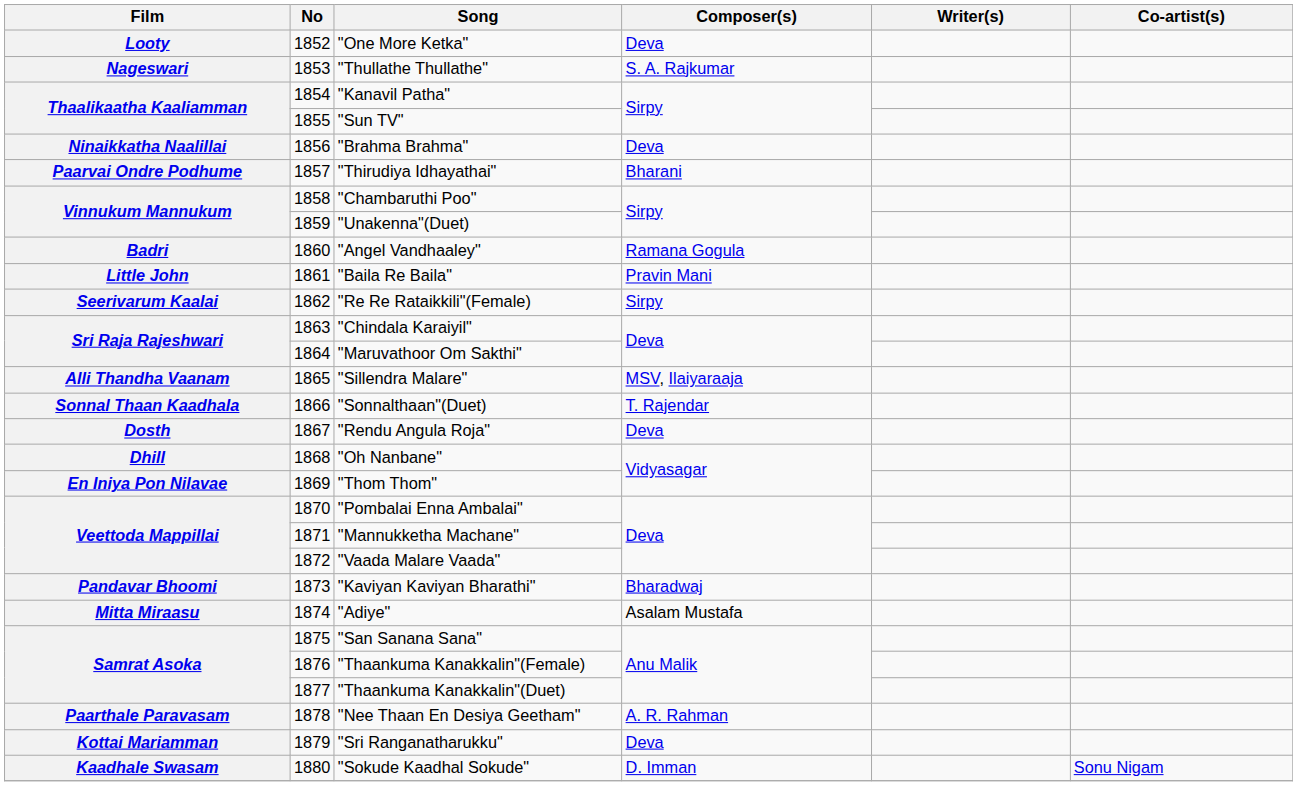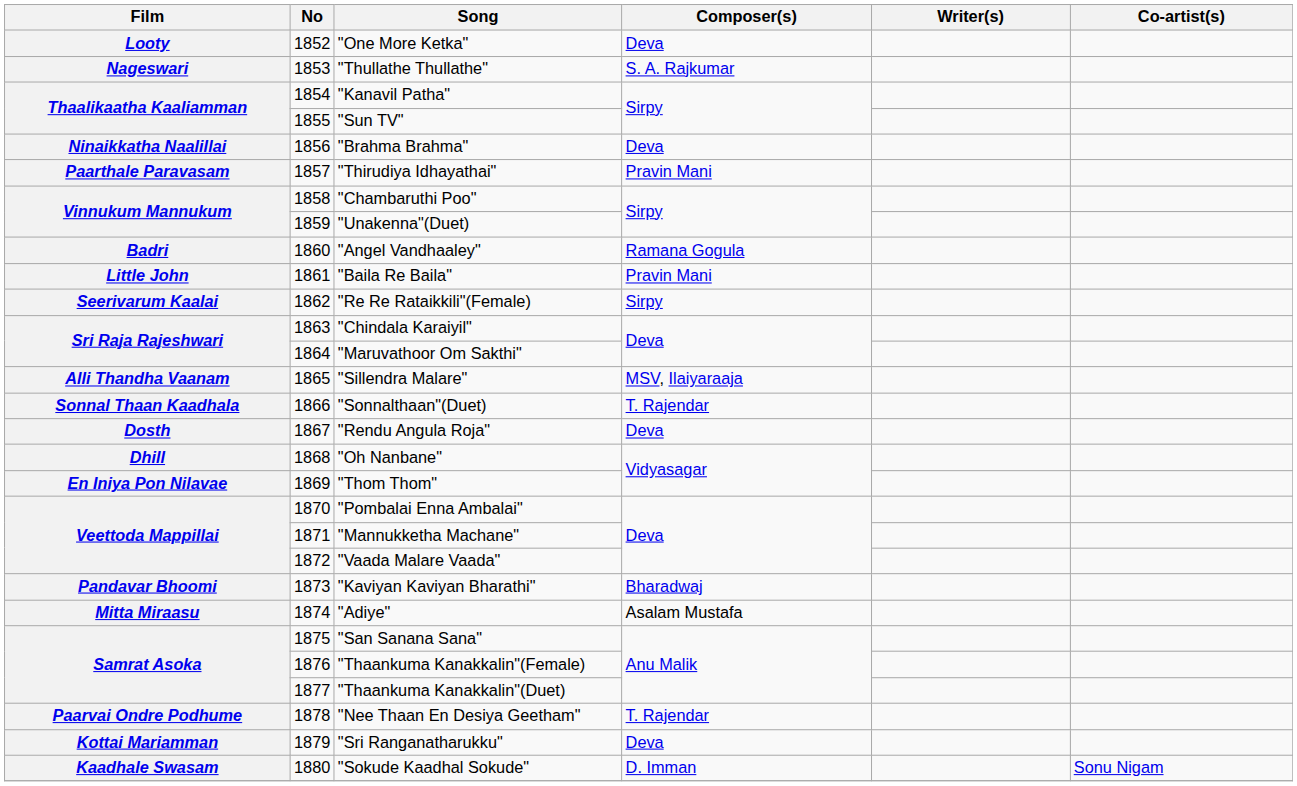(147, 172) Paarvai Ondre Podhume -> (147, 172) Paarthale Paravasam
(654, 172) Bharani -> (669, 172) Pravin Mani
(147, 716) Paarthale Paravasam -> (147, 716) Paarvai Ondre Podhume
(677, 716) A. R. Rahman -> (667, 716) T. Rajendar
